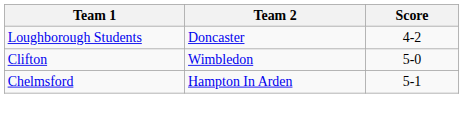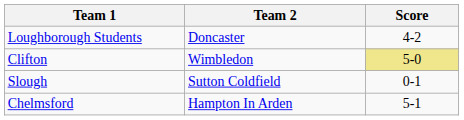(412, 59) no background -> (412, 59) khaki background
+ row: (27, 81)
